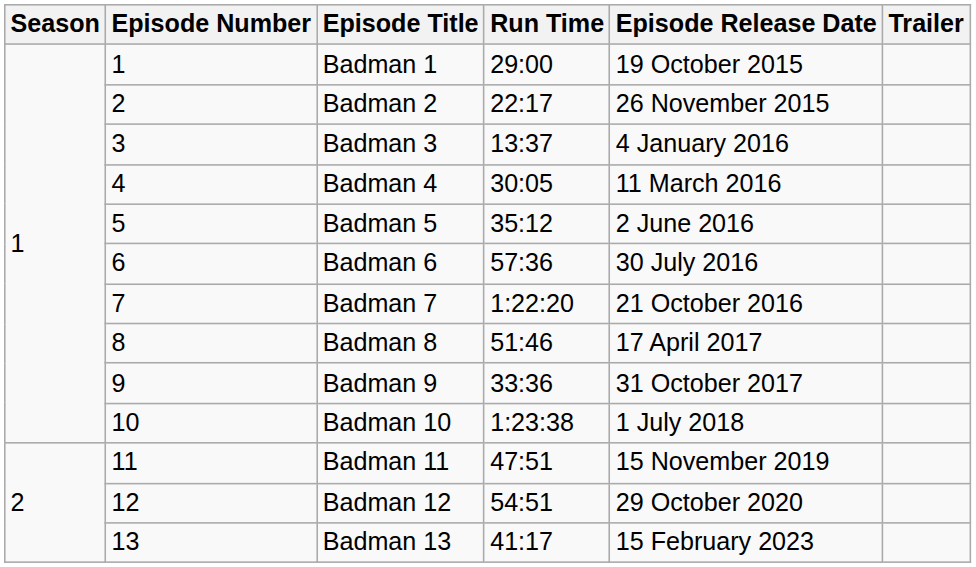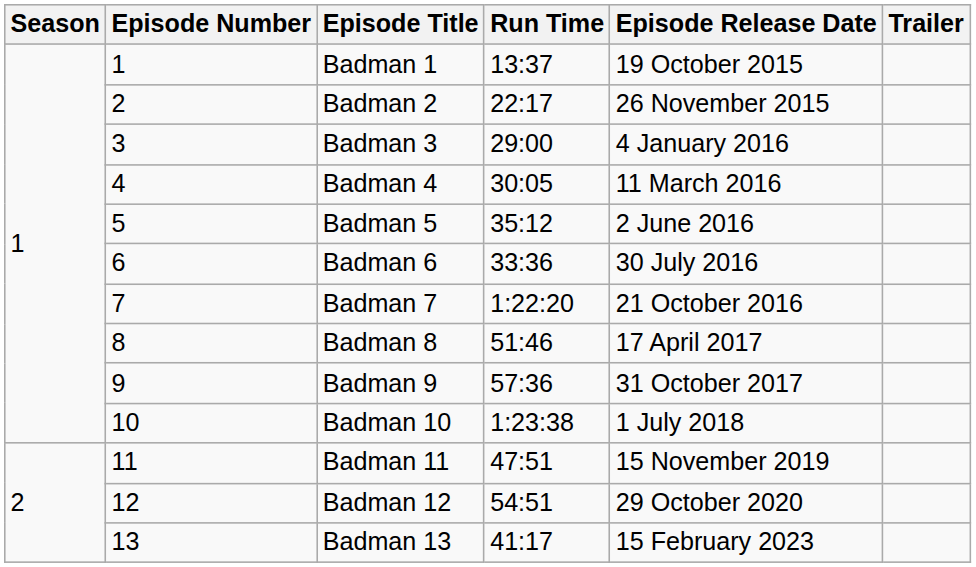(522, 64) 29:00 -> (522, 64) 13:37
(522, 143) 13:37 -> (522, 143) 29:00
(522, 263) 57:36 -> (522, 263) 33:36
(522, 382) 33:36 -> (522, 382) 57:36
